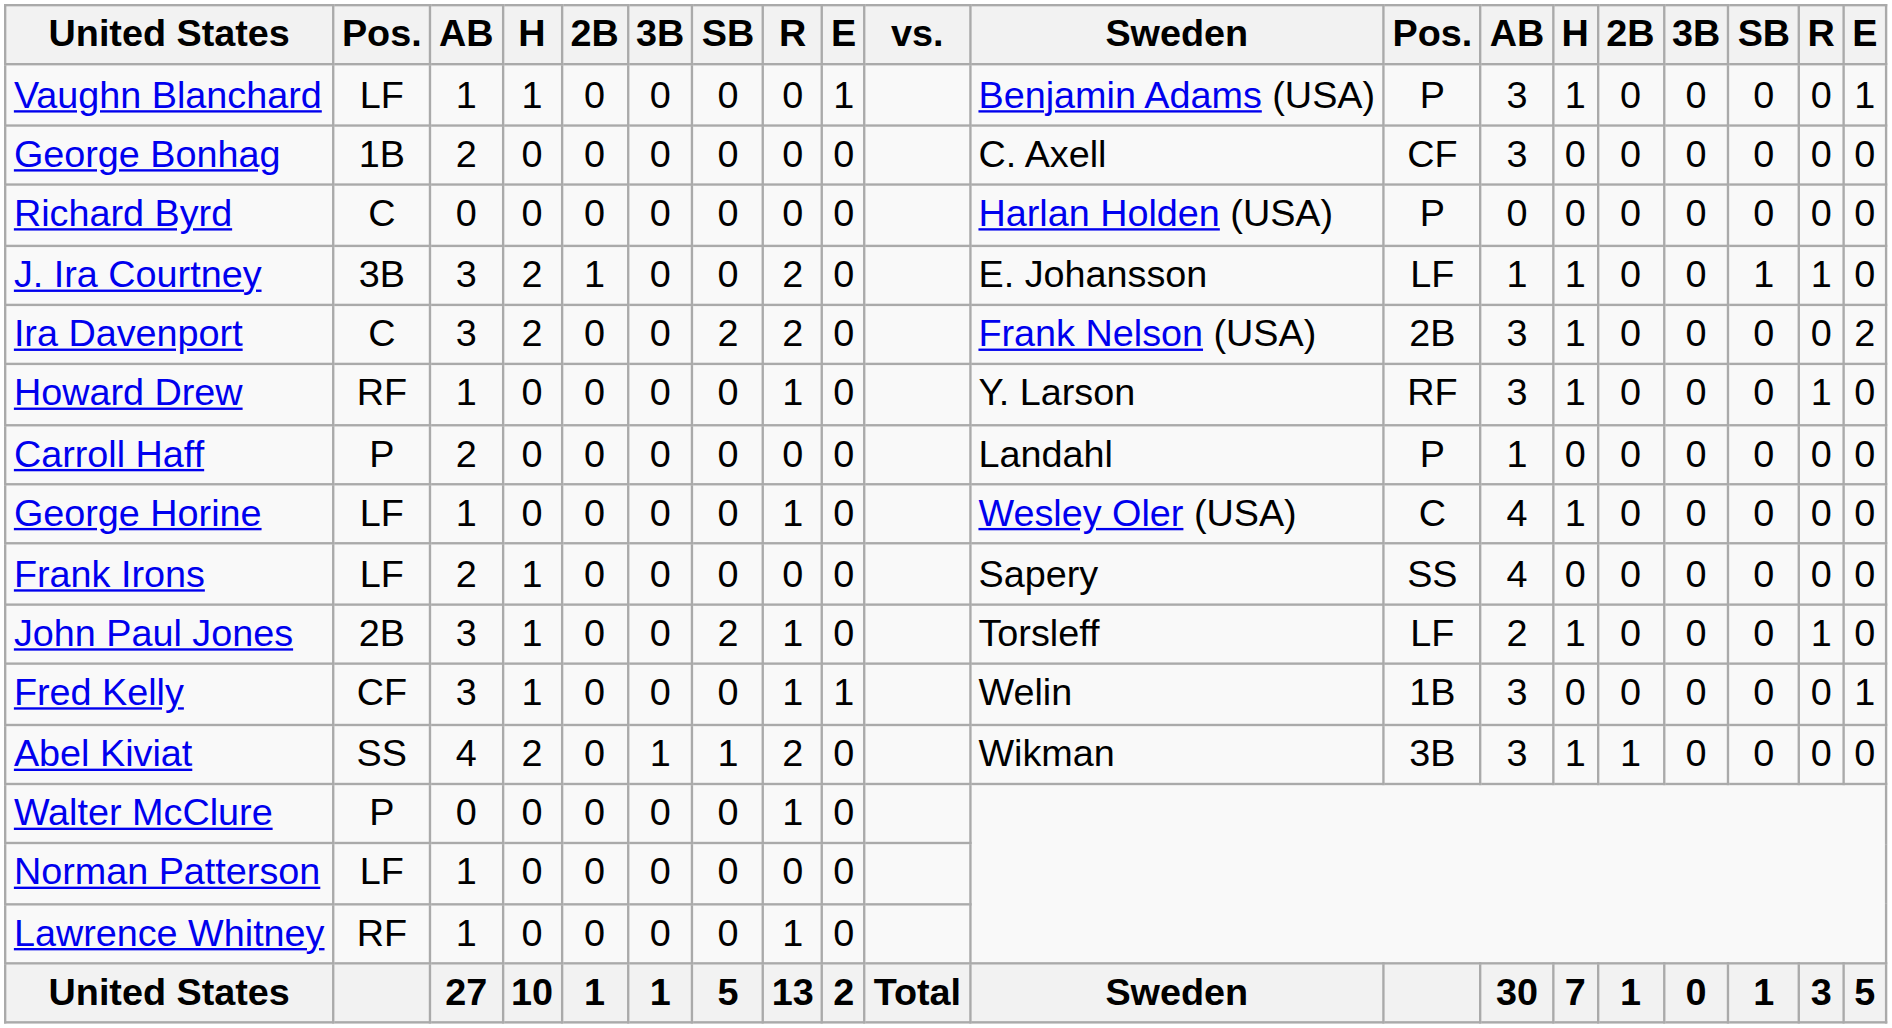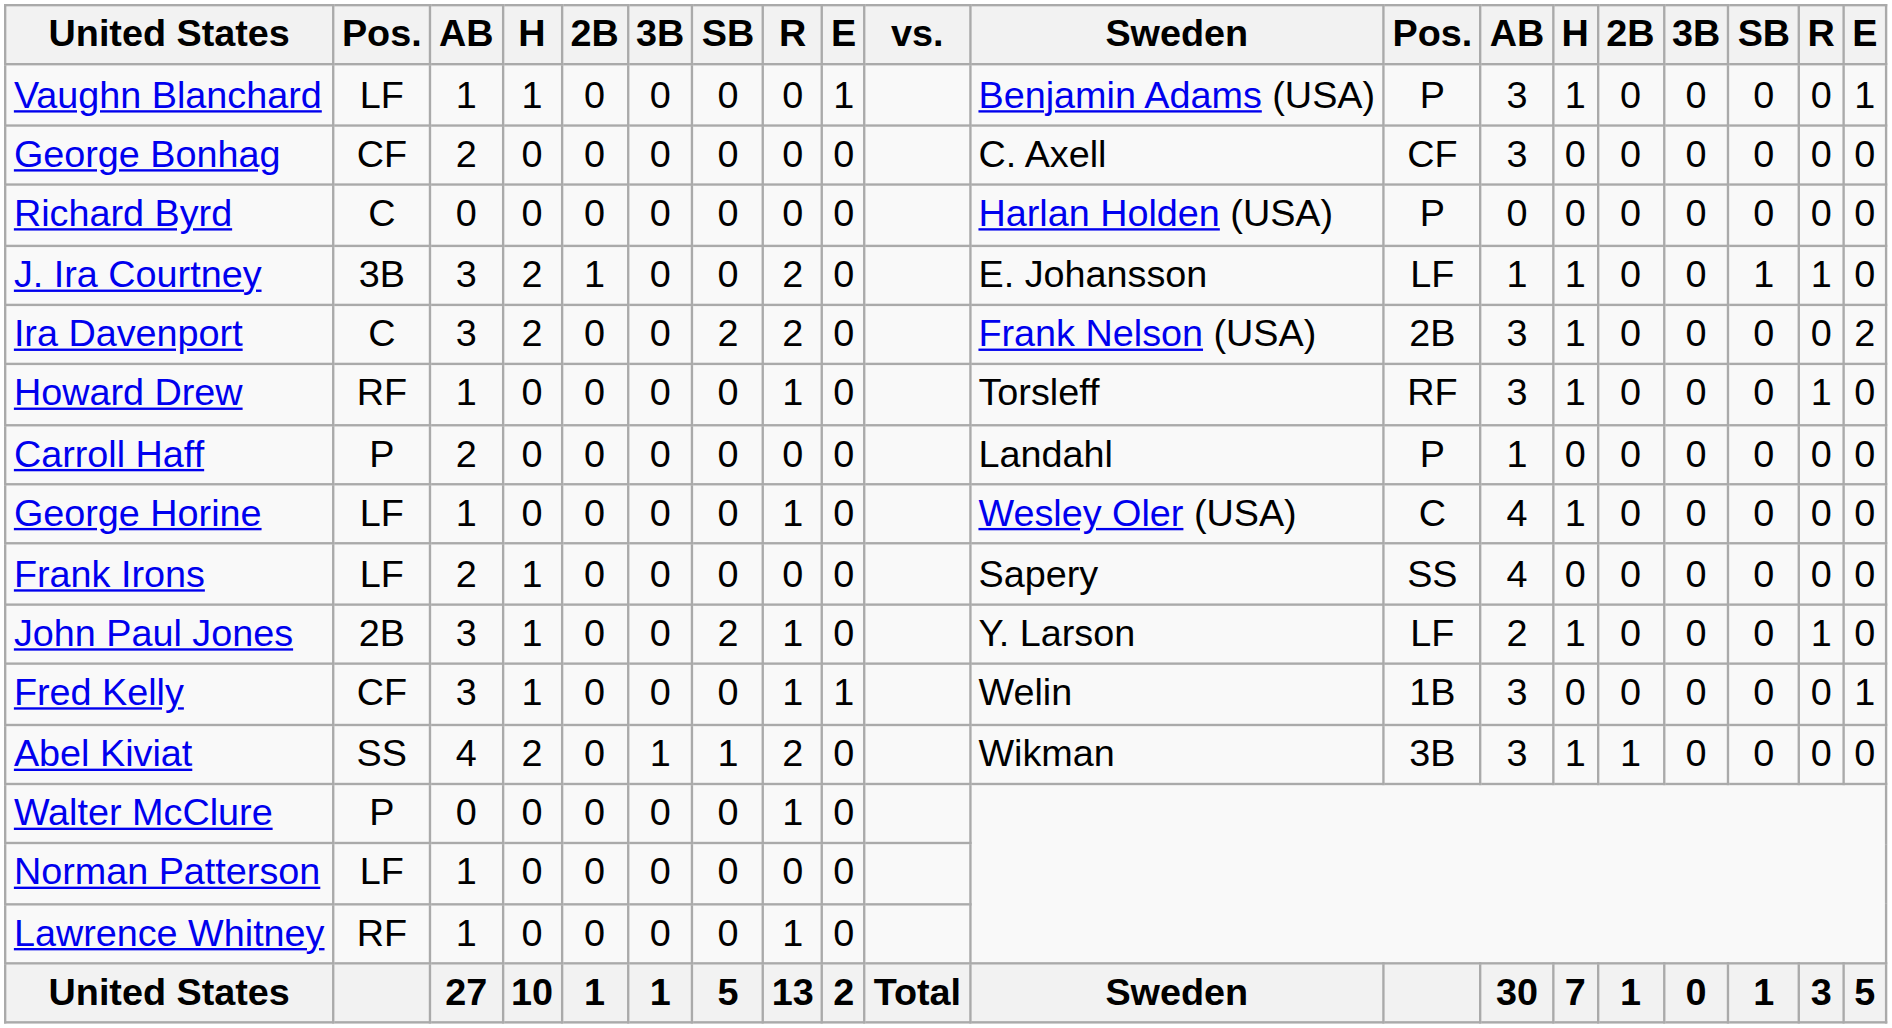(382, 154) 1B -> (382, 154) CF
(1057, 393) Y. Larson -> (1039, 393) Torsleff
(1039, 633) Torsleff -> (1057, 633) Y. Larson
